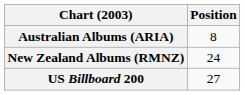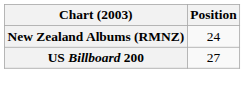- row: (96, 36)
